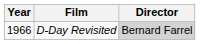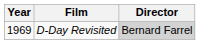(19, 30) 1966 -> (19, 30) 1969
